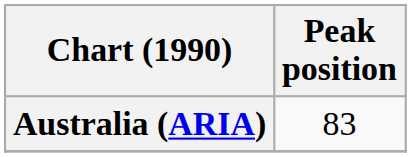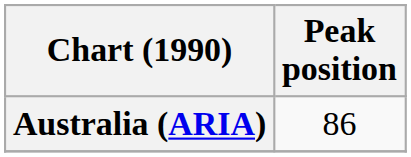(339, 123) 83 -> (339, 123) 86
